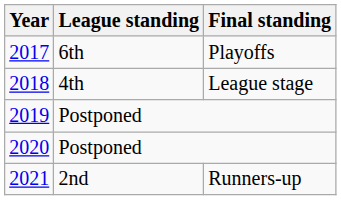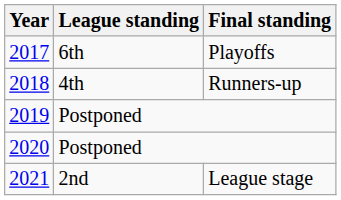(261, 83) League stage -> (255, 83) Runners-up
(255, 178) Runners-up -> (261, 178) League stage
